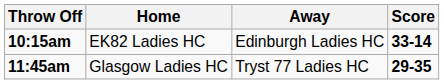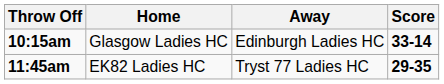(147, 41) EK82 Ladies HC -> (159, 41) Glasgow Ladies HC
(159, 66) Glasgow Ladies HC -> (147, 66) EK82 Ladies HC
